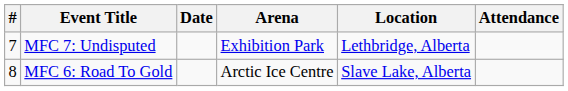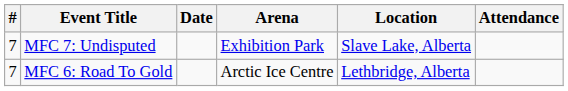(405, 45) Lethbridge, Alberta -> (406, 45) Slave Lake, Alberta
(13, 72) 8 -> (13, 72) 7
(406, 72) Slave Lake, Alberta -> (405, 72) Lethbridge, Alberta
